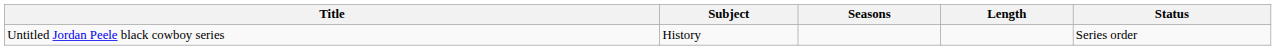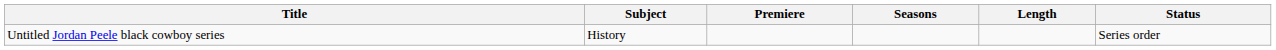+ column: (780, 14)
